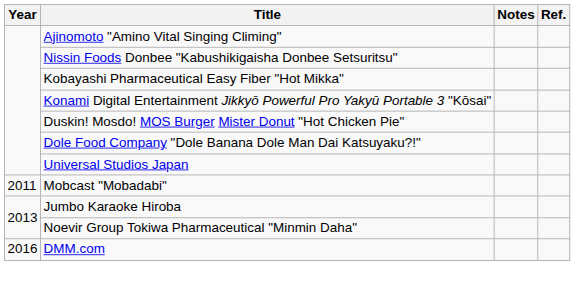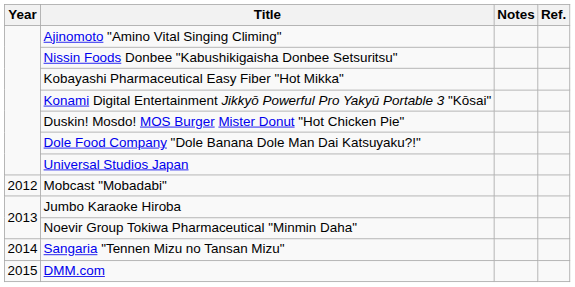(22, 185) 2011 -> (22, 185) 2012
+ row: (164, 249)
(22, 249) 2016 -> (22, 270) 2015
